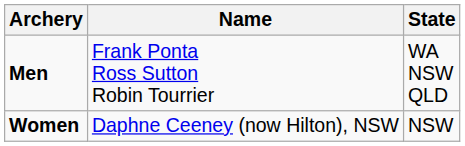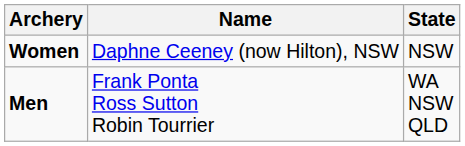rows swapped: (29, 72) <-> (44, 125)
